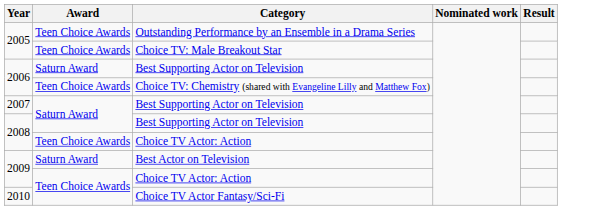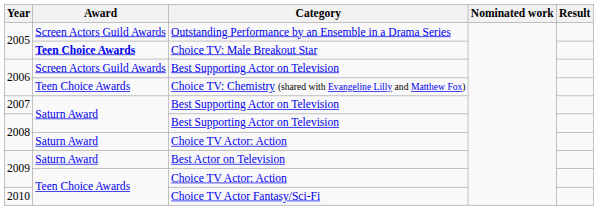(83, 31) Teen Choice Awards -> (101, 31) Screen Actors Guild Awards
(83, 50) normal -> (85, 50) bold
(67, 68) Saturn Award -> (101, 68) Screen Actors Guild Awards
(83, 141) Teen Choice Awards -> (67, 141) Saturn Award
